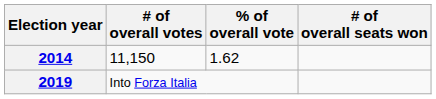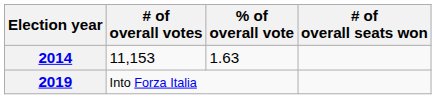(132, 57) 11,150 -> (132, 57) 11,153
(224, 57) 1.62 -> (224, 57) 1.63
